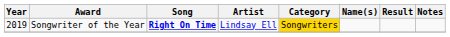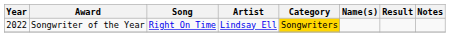(17, 25) 2019 -> (17, 25) 2022
(182, 25) bold -> (182, 25) normal
